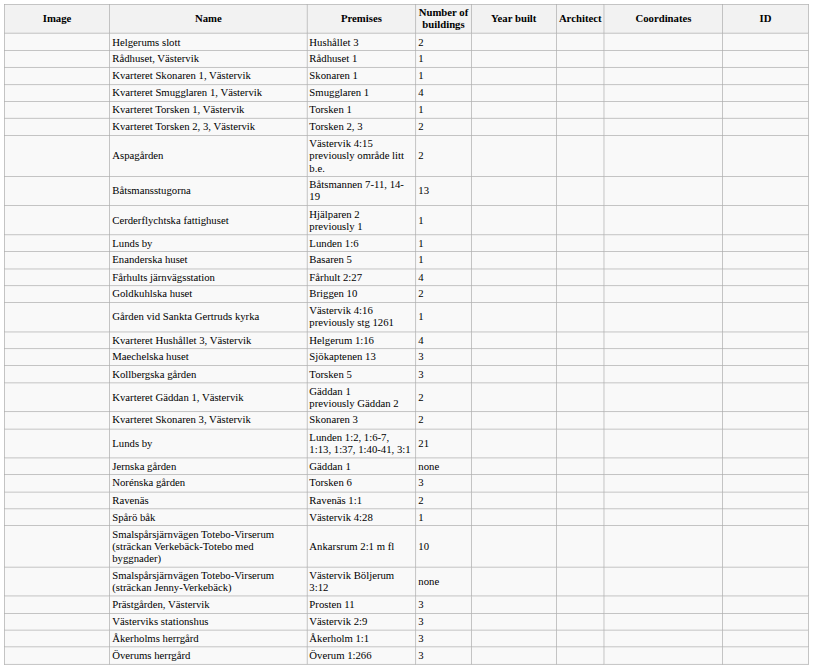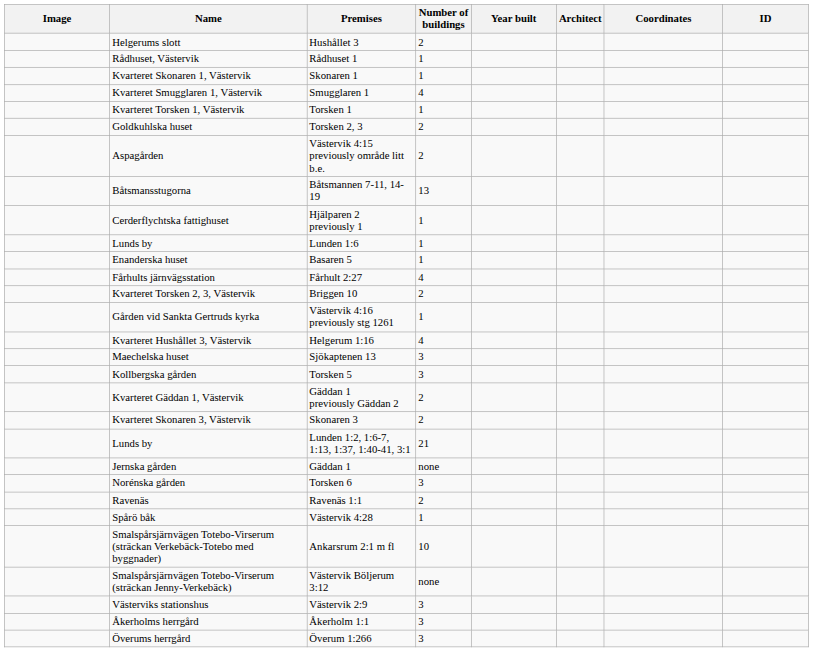(184, 127) Kvarteret Torsken 2, 3, Västervik -> (152, 127) Goldkuhlska huset
(152, 294) Goldkuhlska huset -> (184, 294) Kvarteret Torsken 2, 3, Västervik
- row: (332, 604)
